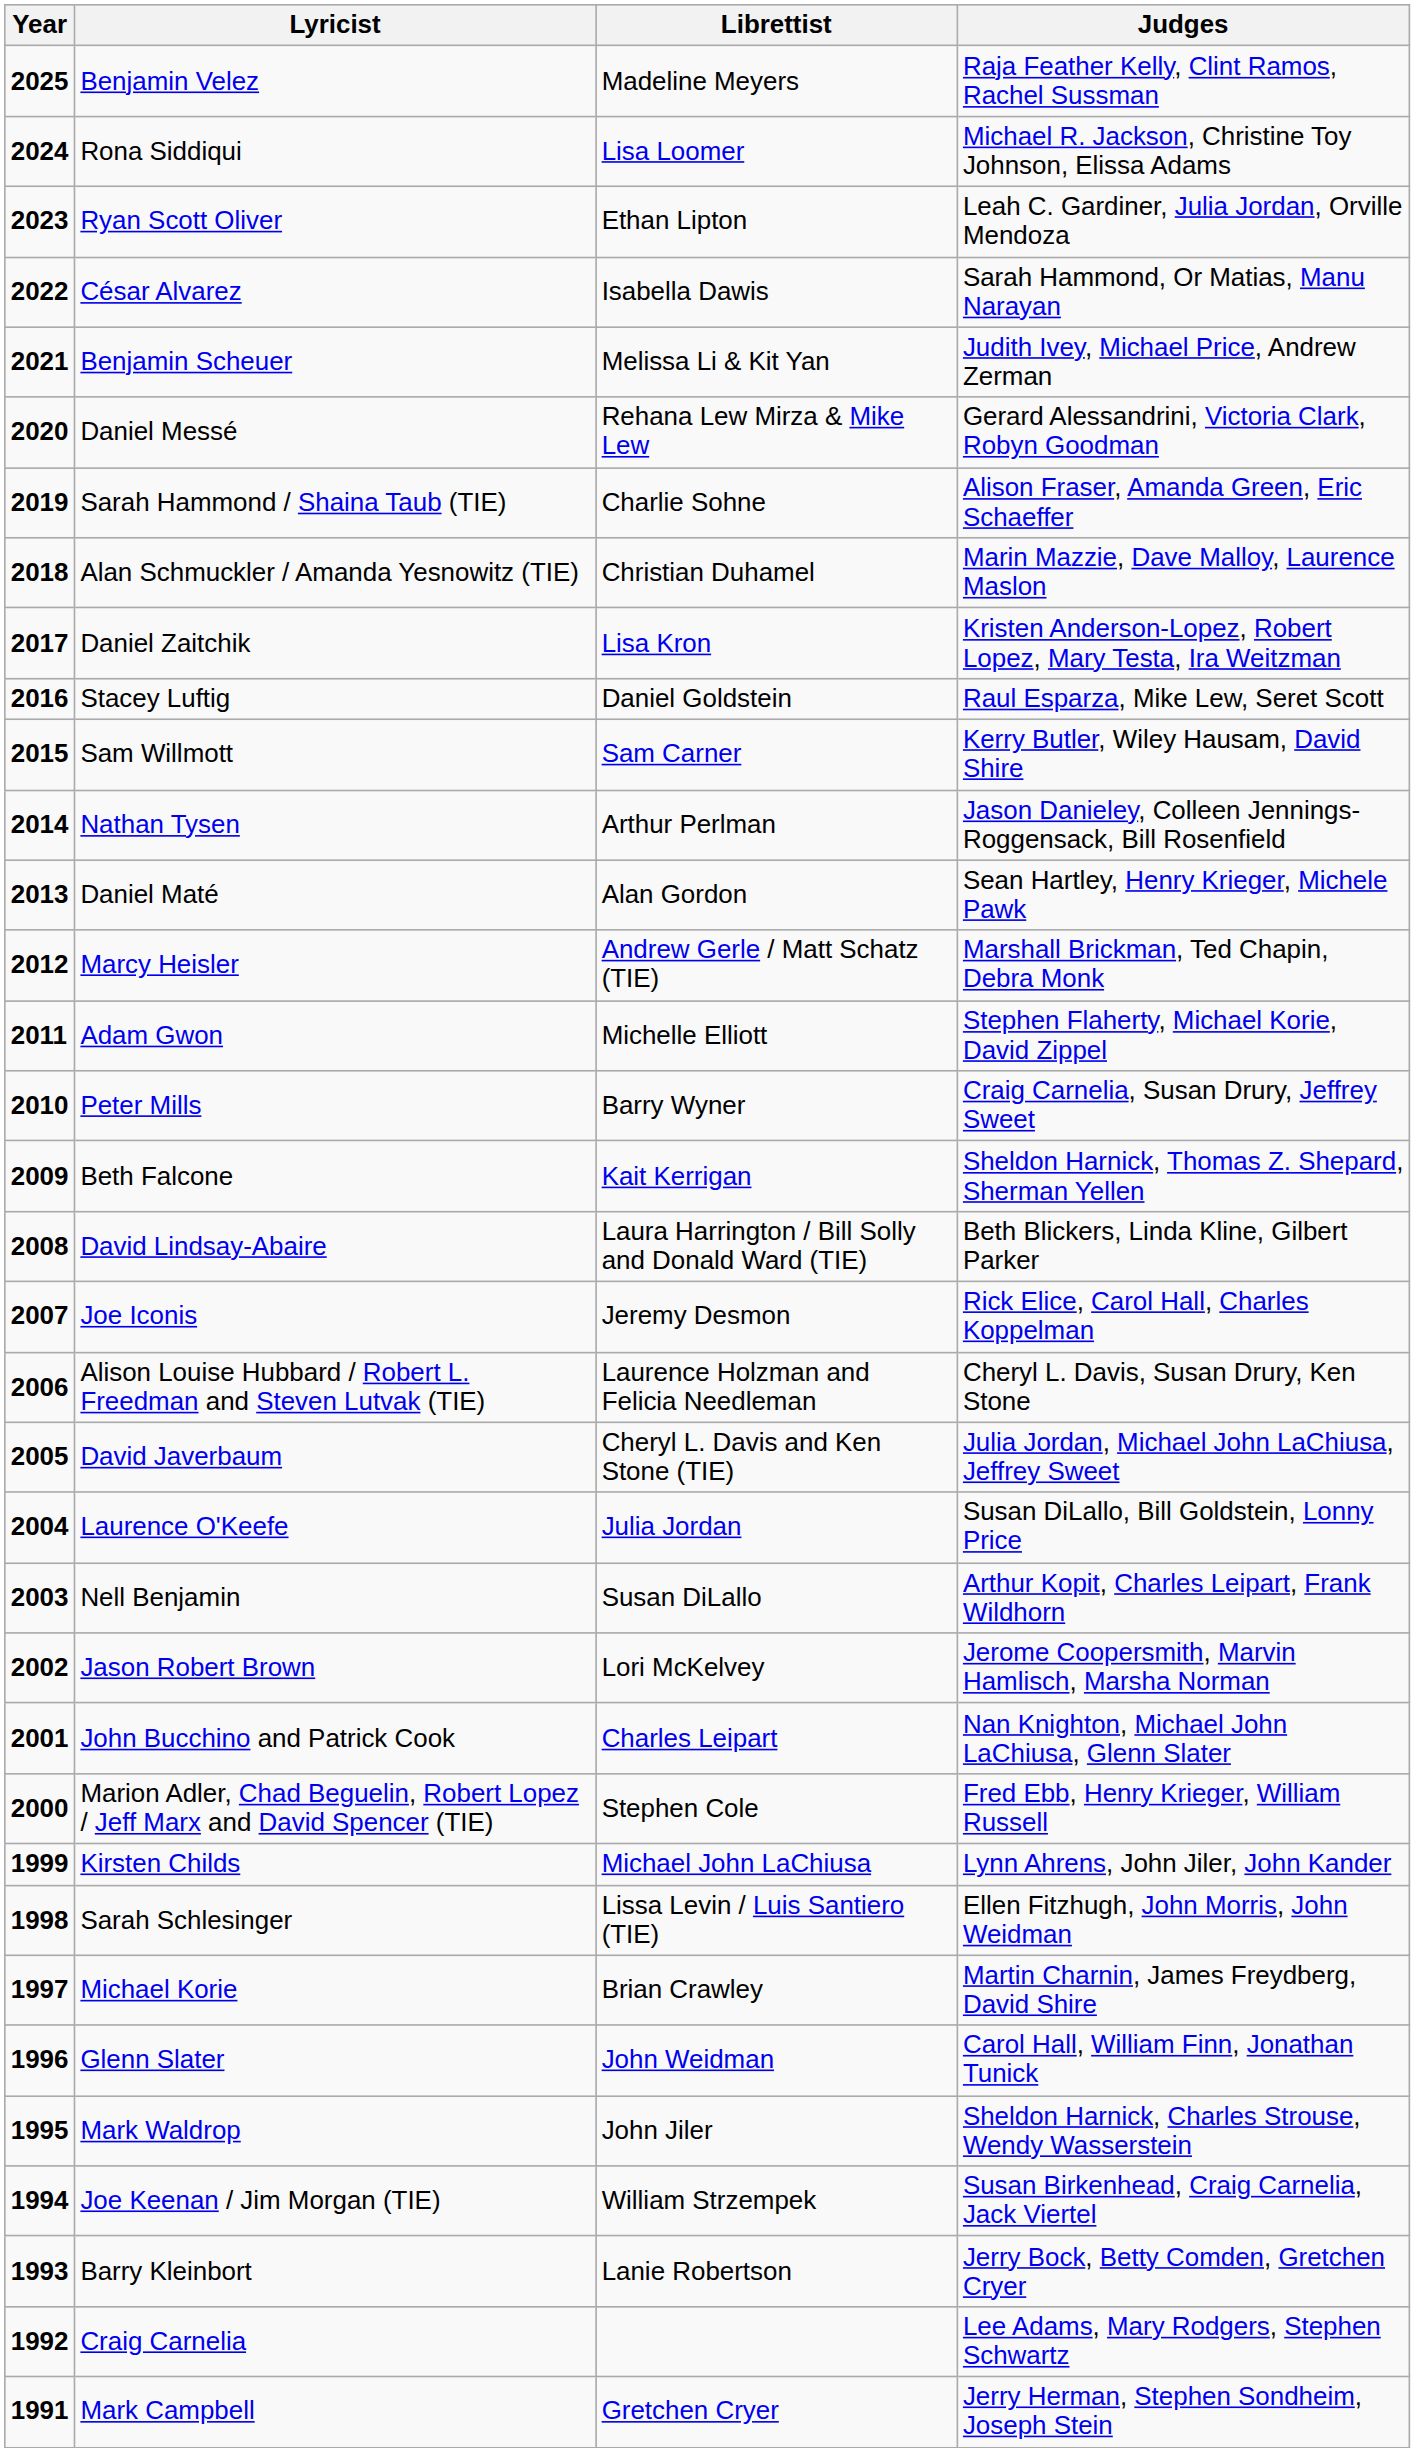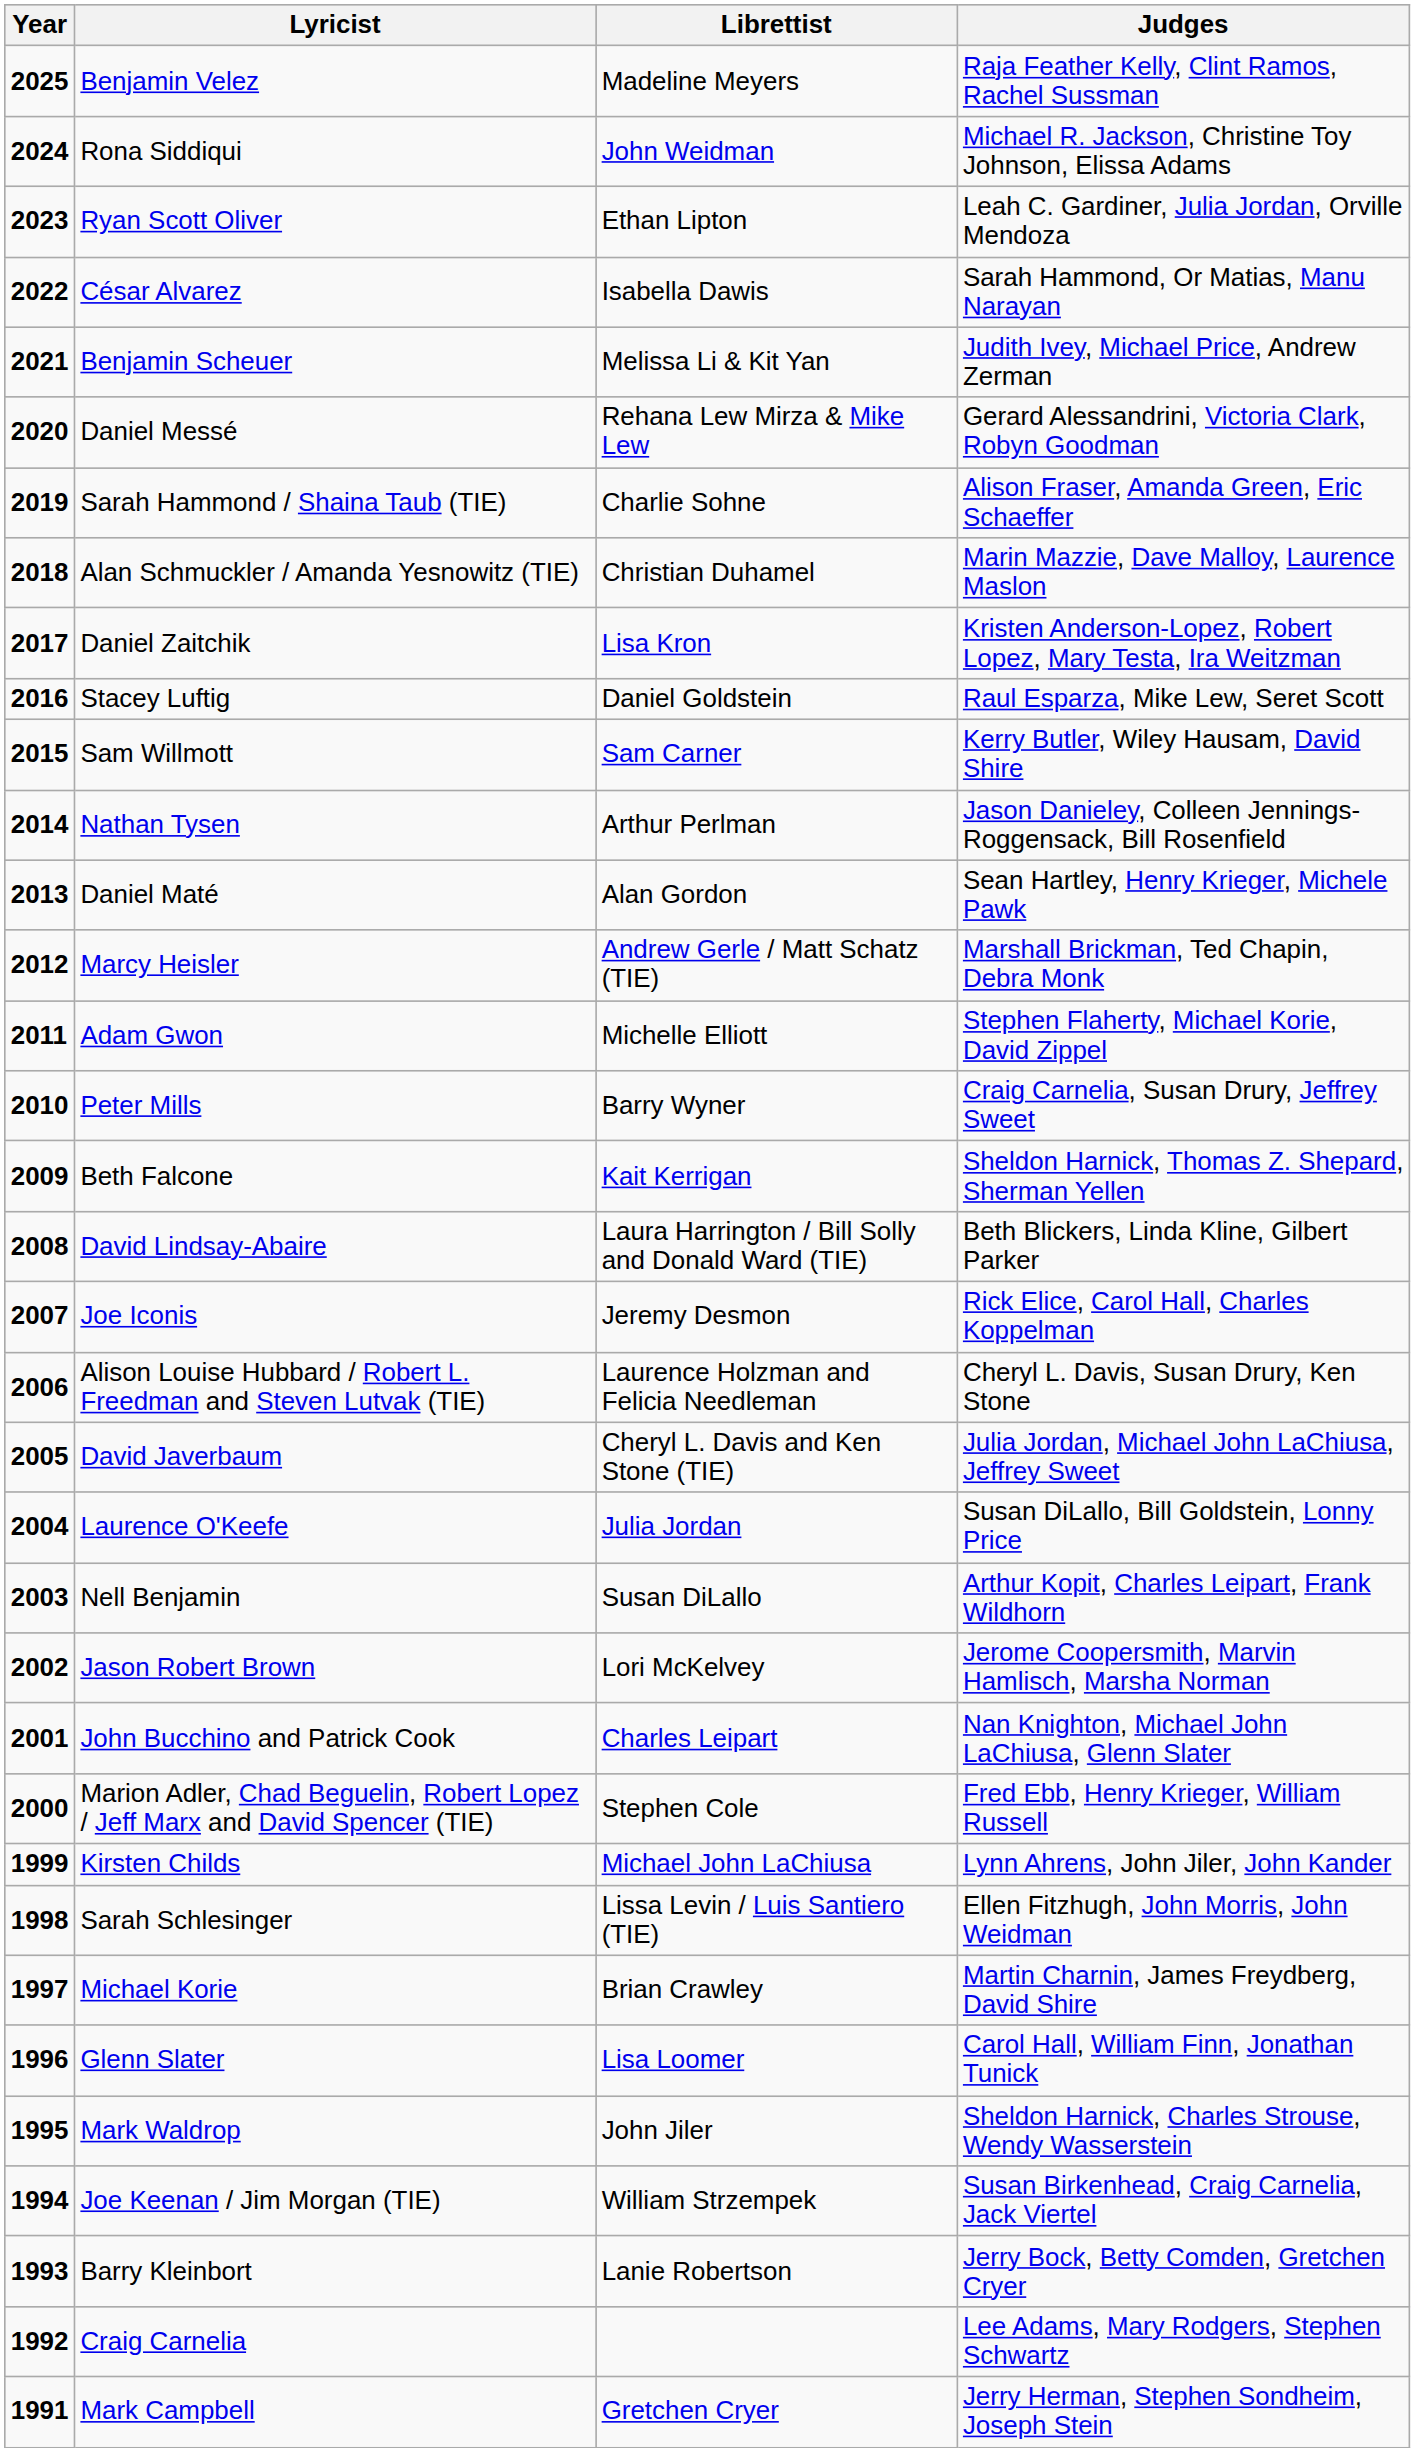(673, 151) Lisa Loomer -> (688, 151) John Weidman
(688, 2060) John Weidman -> (673, 2060) Lisa Loomer
